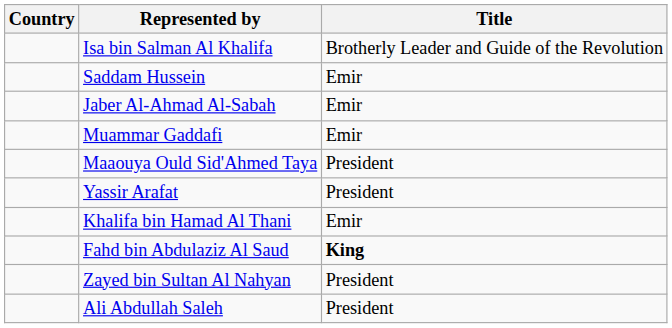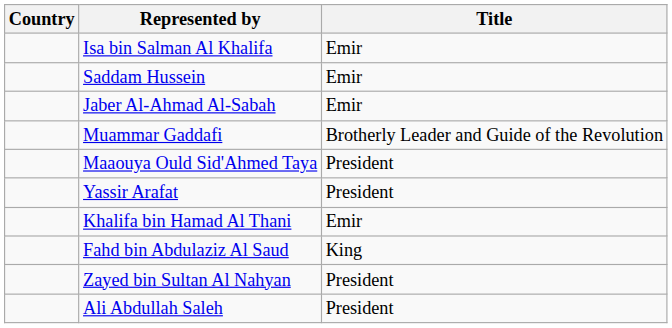(494, 47) Brotherly Leader and Guide of the Revolution -> (344, 47) Emir
(344, 134) Emir -> (494, 134) Brotherly Leader and Guide of the Revolution
(345, 250) bold -> (344, 250) normal
